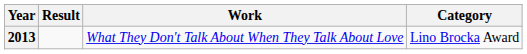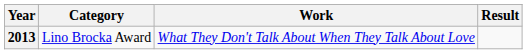columns swapped: (465, 15) <-> (61, 15)
